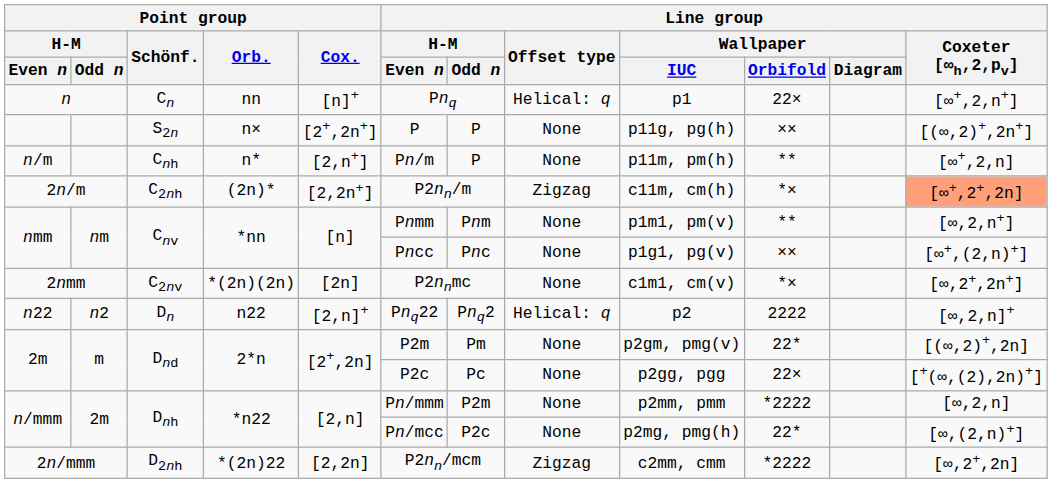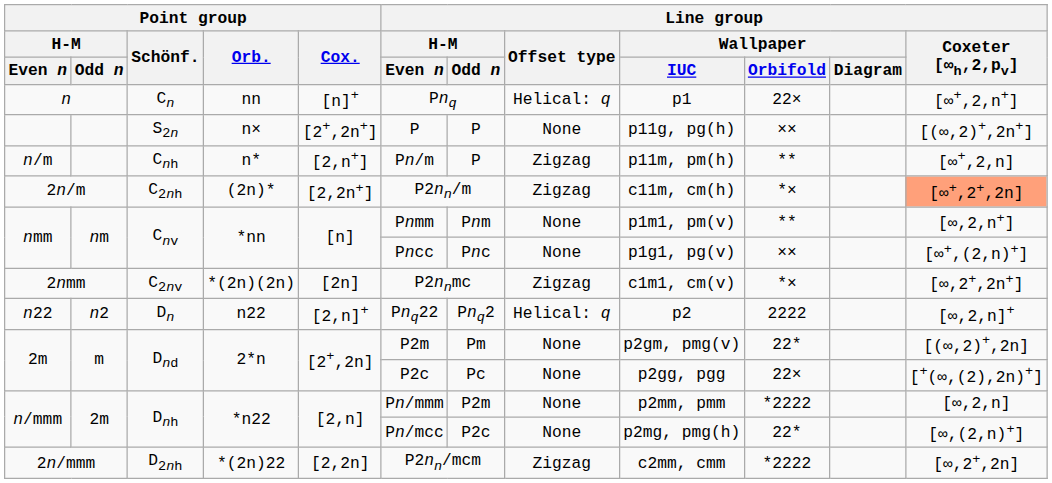(562, 161) None -> (562, 161) Zigzag
(562, 283) None -> (562, 283) Zigzag
